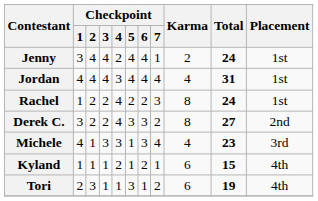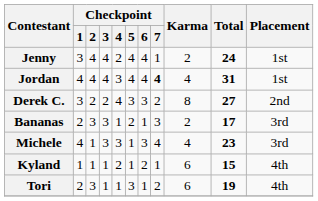(157, 79) normal -> (157, 79) bold
- row: (39, 100)
+ row: (39, 121)
